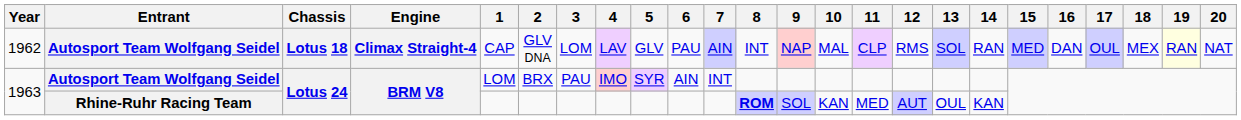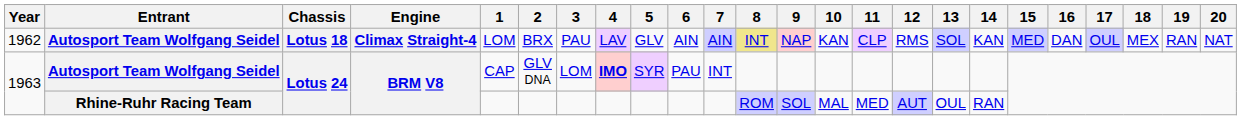(499, 48) CAP -> (499, 40) LOM
(538, 48) GLV DNA -> (538, 40) BRX
(576, 48) LOM -> (576, 40) PAU
(686, 48) PAU -> (686, 40) AIN
(757, 48) no background -> (757, 40) khaki background
(834, 48) MAL -> (834, 40) KAN
(989, 48) RAN -> (989, 40) KAN
(1182, 48) lightyellow background -> (1182, 40) no background
(499, 80) LOM -> (499, 72) CAP
(538, 80) BRX -> (538, 72) GLV DNA
(576, 80) PAU -> (576, 72) LOM
(613, 80) normal -> (613, 72) bold
(686, 80) AIN -> (686, 72) PAU
(757, 103) bold -> (757, 103) normal
(834, 103) KAN -> (834, 103) MAL
(989, 103) KAN -> (989, 103) RAN
